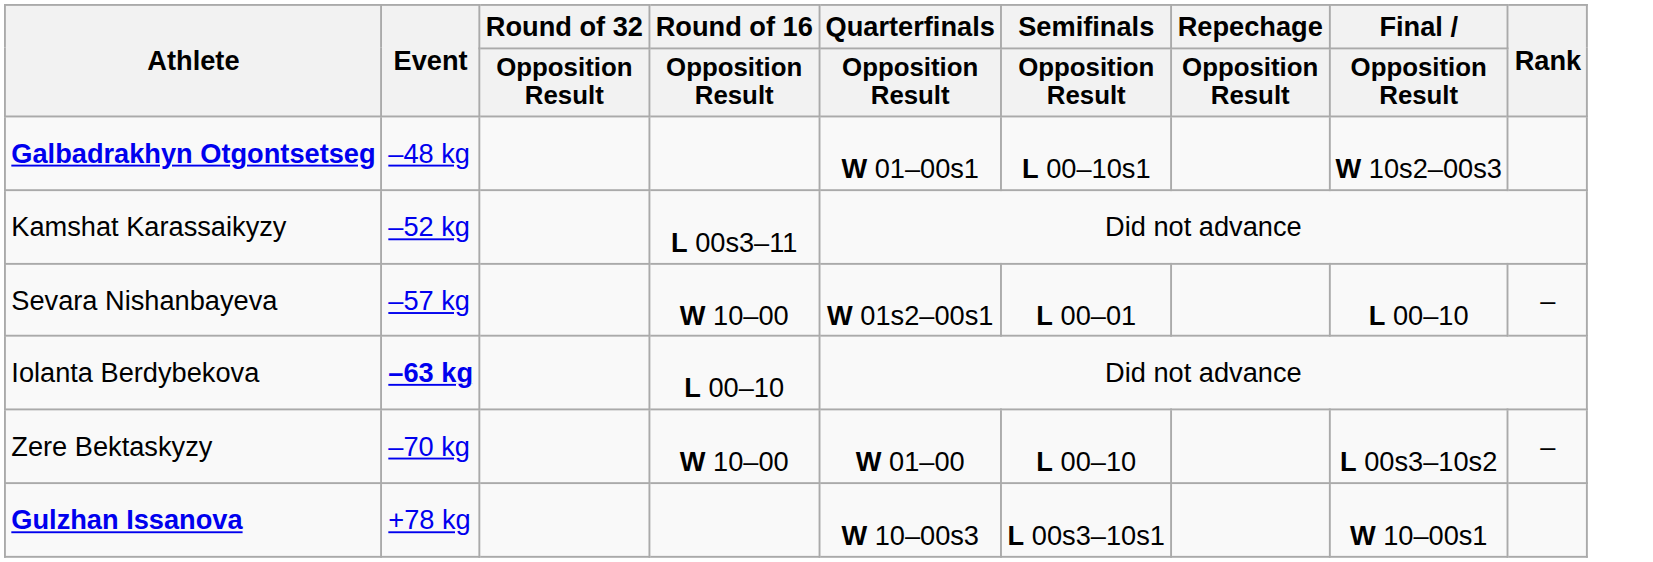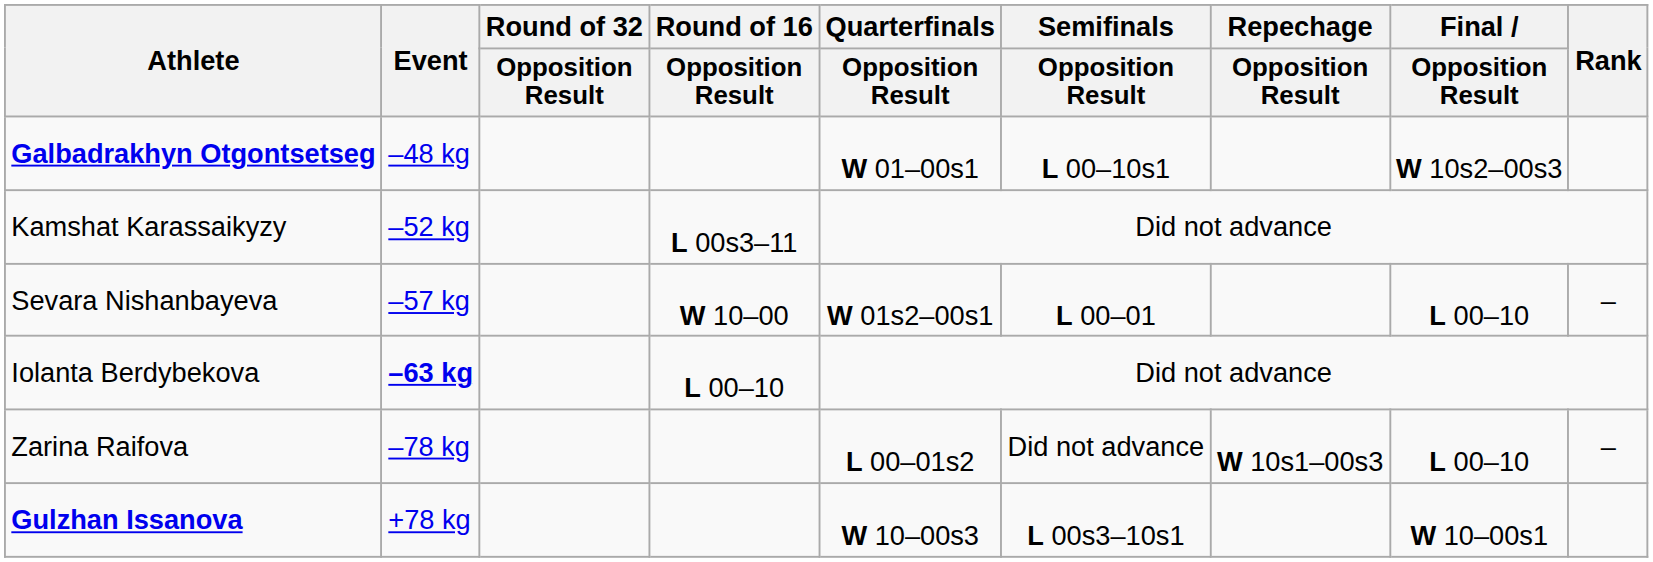- row: (112, 447)
+ row: (100, 447)
